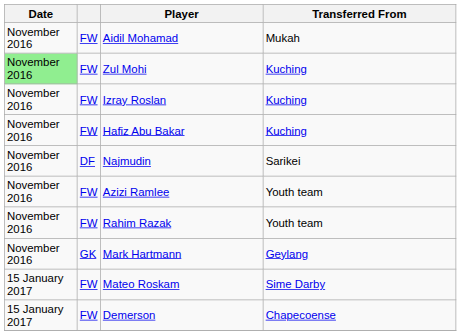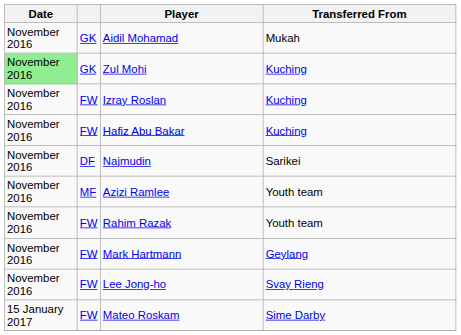(89, 38) FW -> (88, 38) GK
(89, 69) FW -> (88, 69) GK
(89, 192) FW -> (88, 192) MF
(88, 254) GK -> (89, 254) FW
+ row: (135, 284)
- row: (129, 315)
